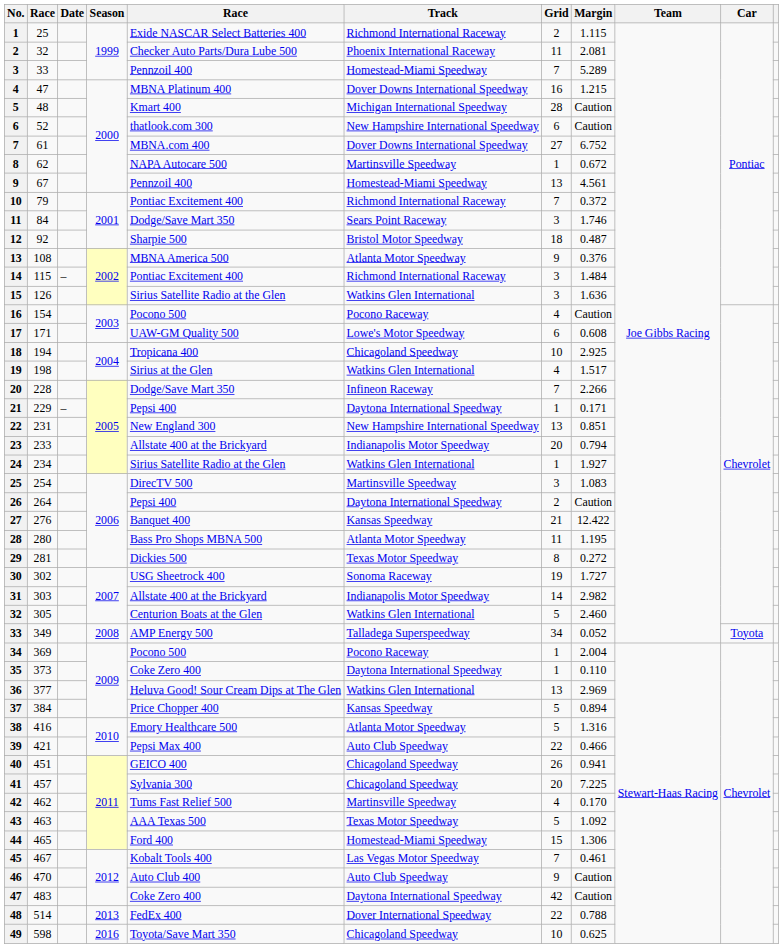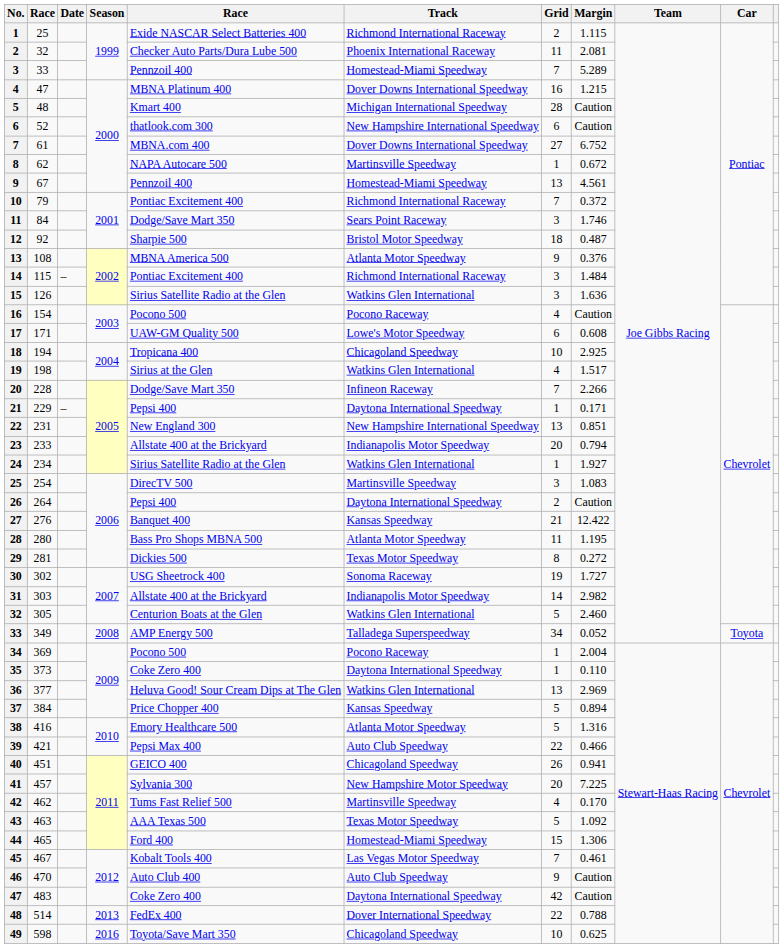(402, 783) Chicagoland Speedway -> (427, 783) New Hampshire Motor Speedway
